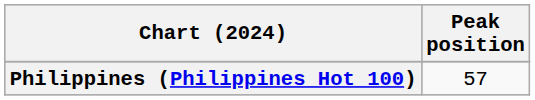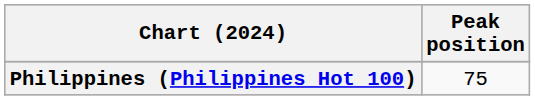(476, 79) 57 -> (476, 79) 75
